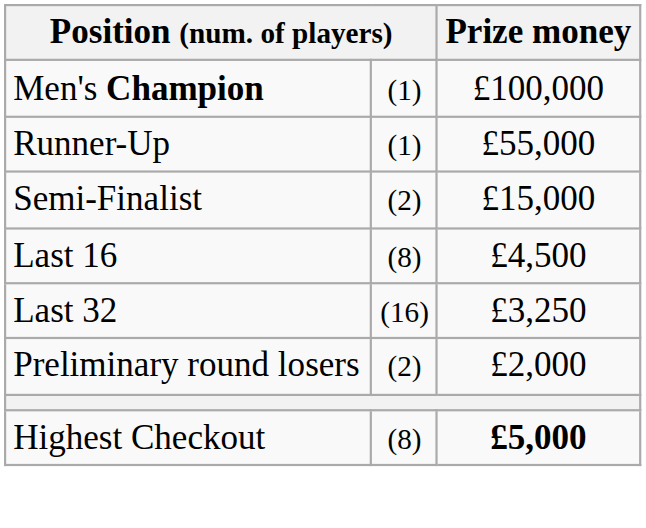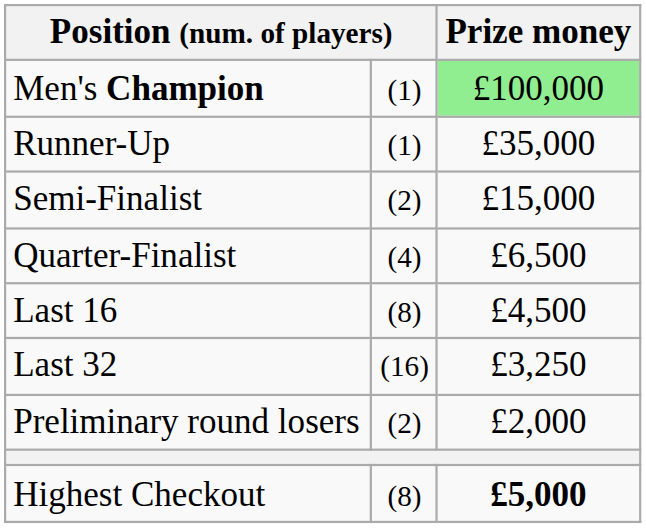(538, 87) no background -> (538, 87) lightgreen background
(538, 143) £55,000 -> (538, 143) £35,000
+ row: (125, 254)
